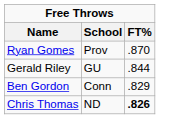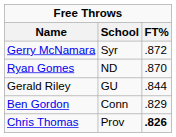+ row: (51, 50)
(96, 50) Prov -> (109, 68) ND
(92, 104) ND -> (113, 123) Prov
